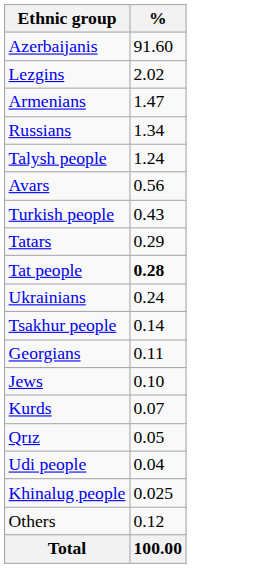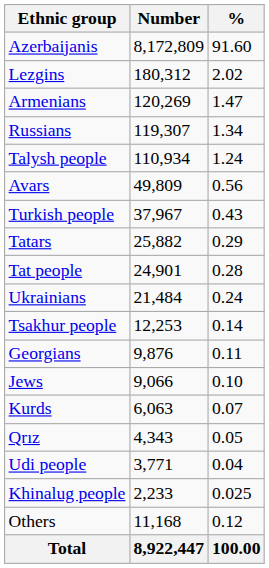+ column: (169, 18)
(149, 269) bold -> (227, 269) normal
